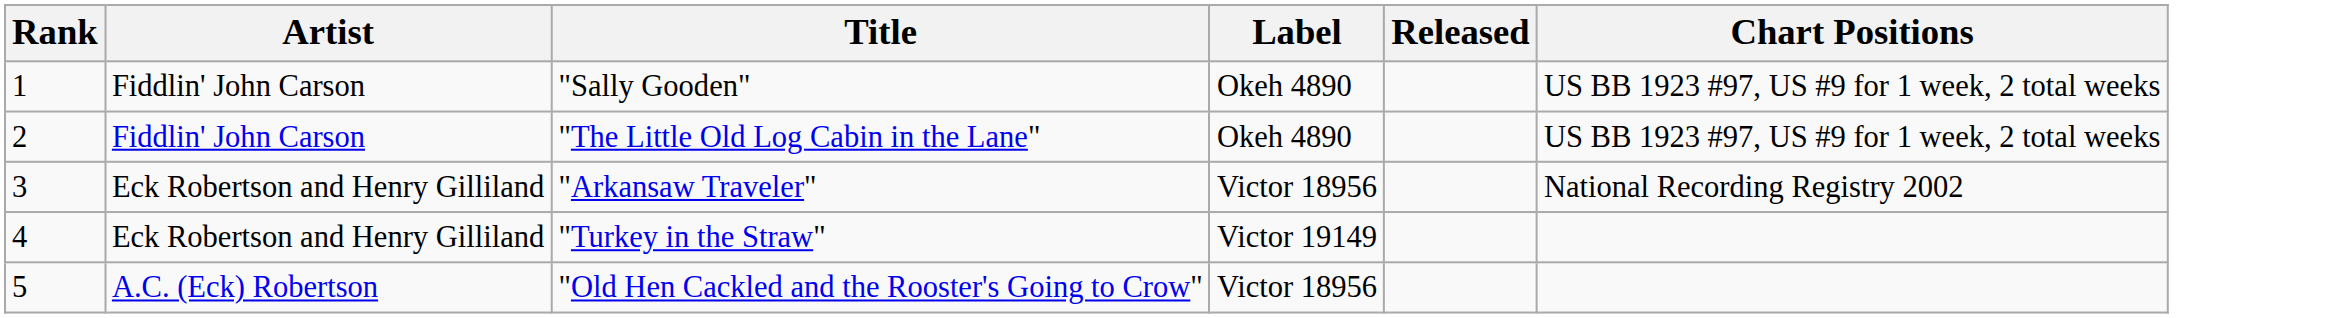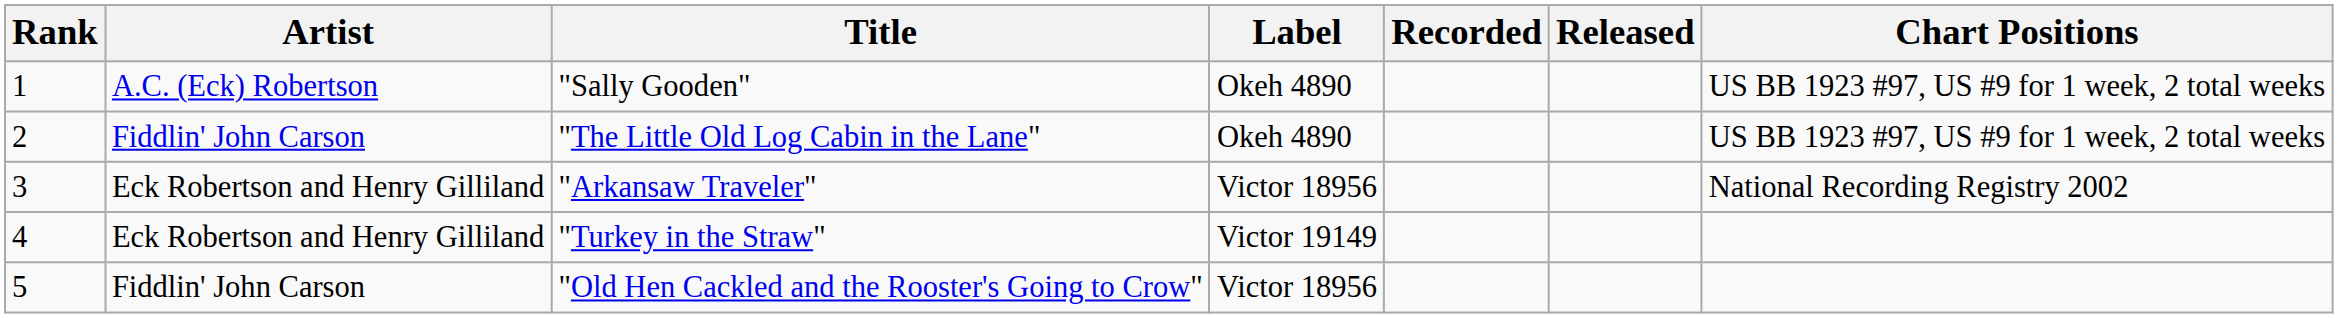+ column: (1467, 32)
(238, 86) Fiddlin' John Carson -> (245, 86) A.C. (Eck) Robertson
(245, 287) A.C. (Eck) Robertson -> (238, 287) Fiddlin' John Carson
